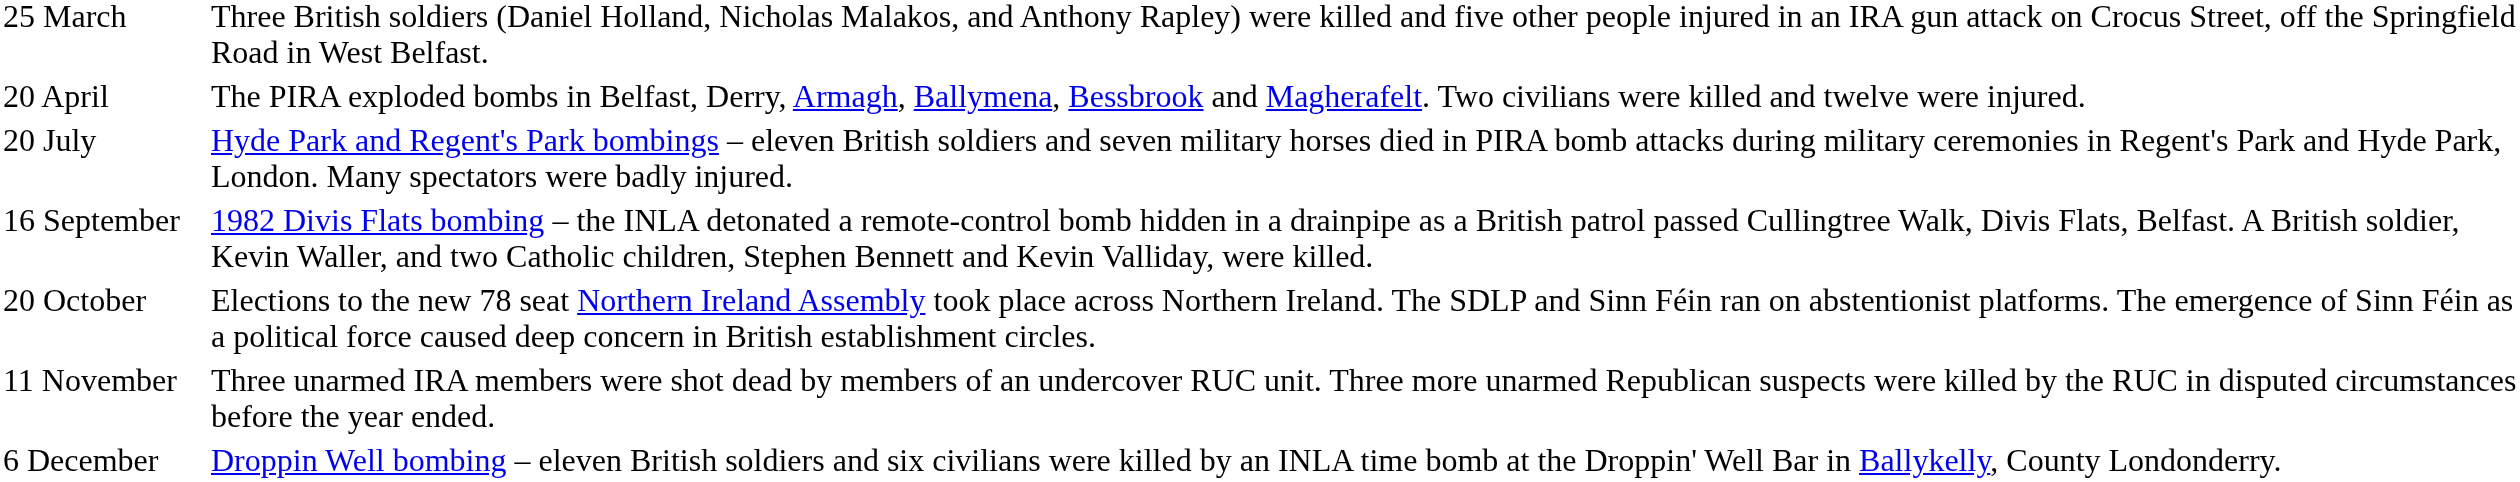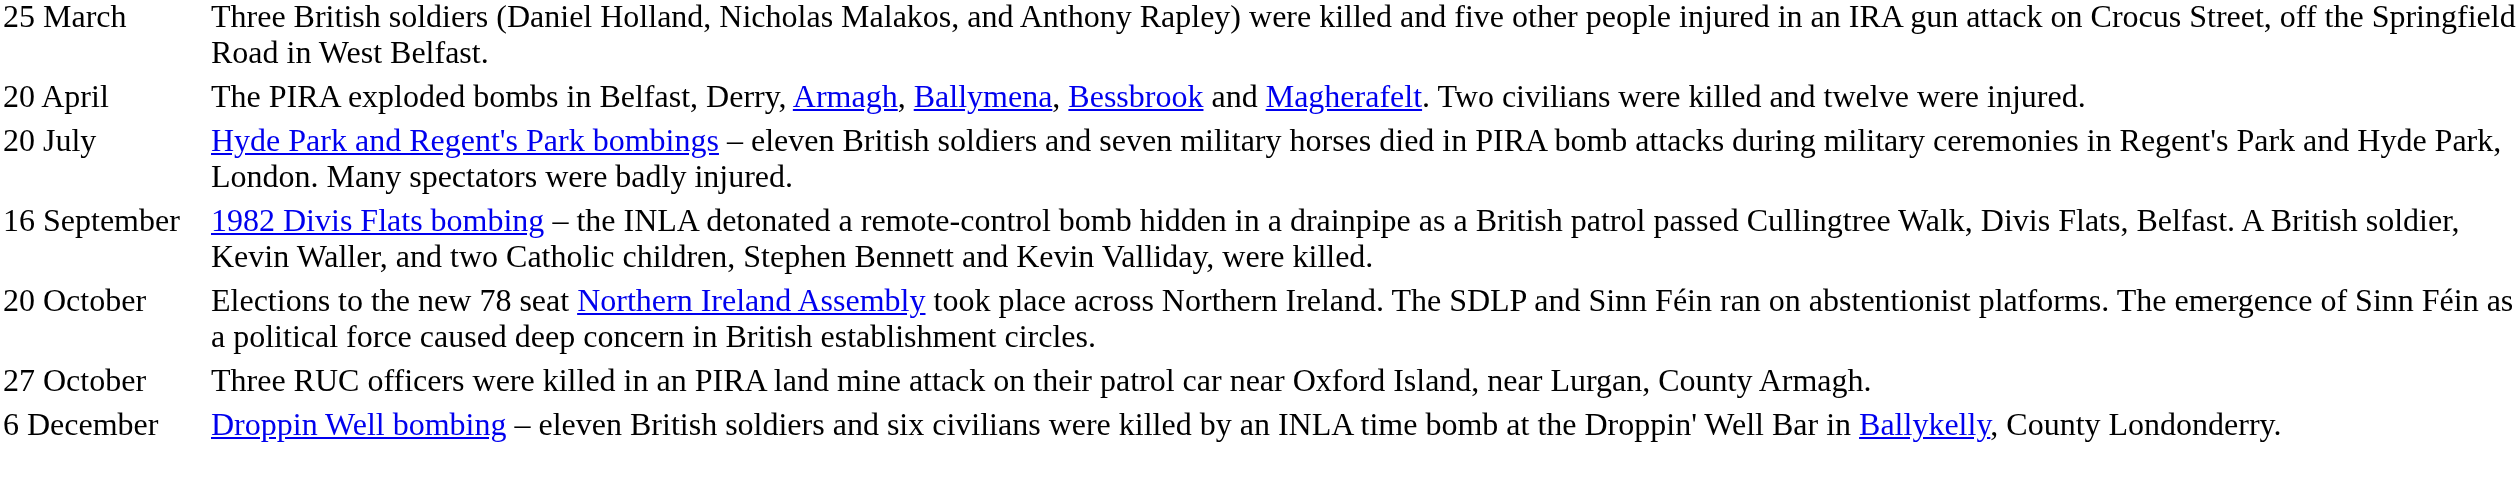+ row: (75, 380)
- row: (90, 380)
